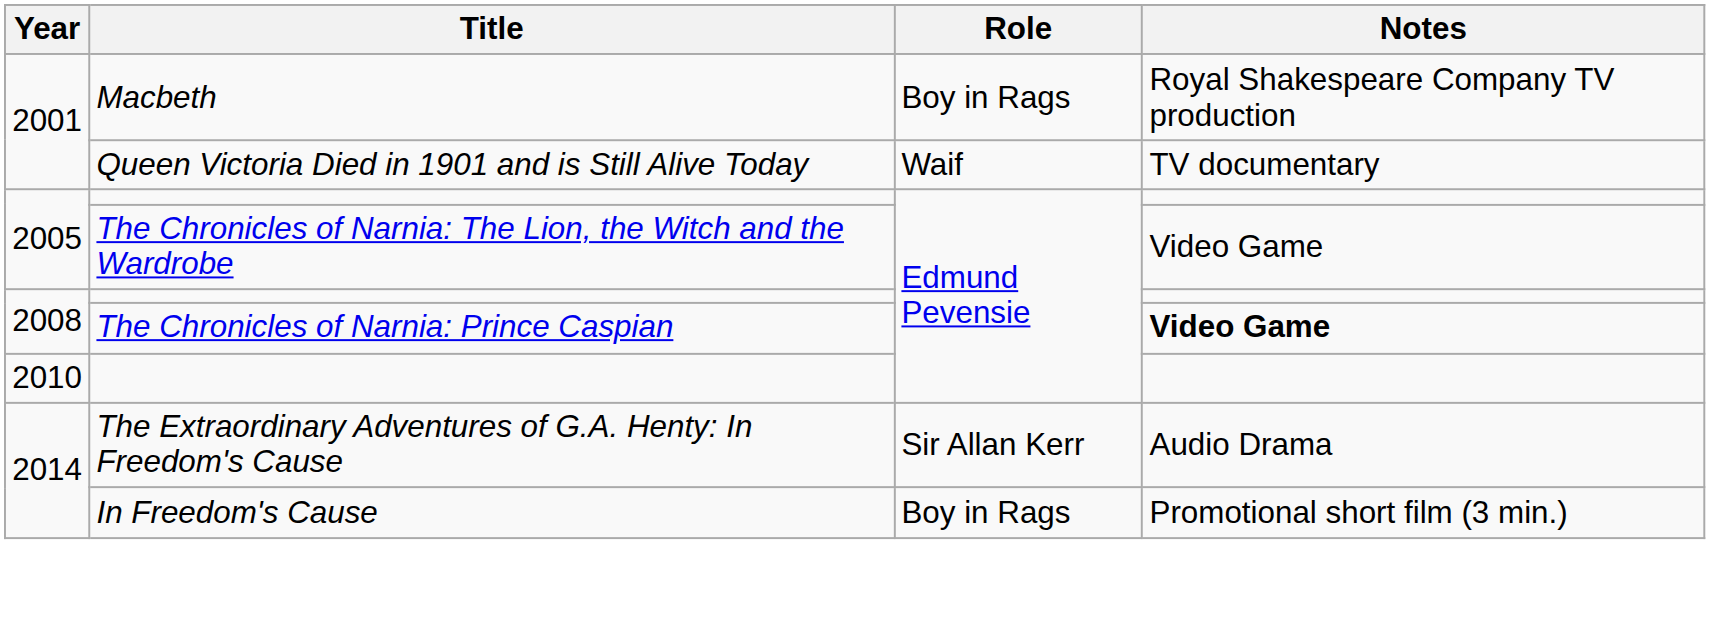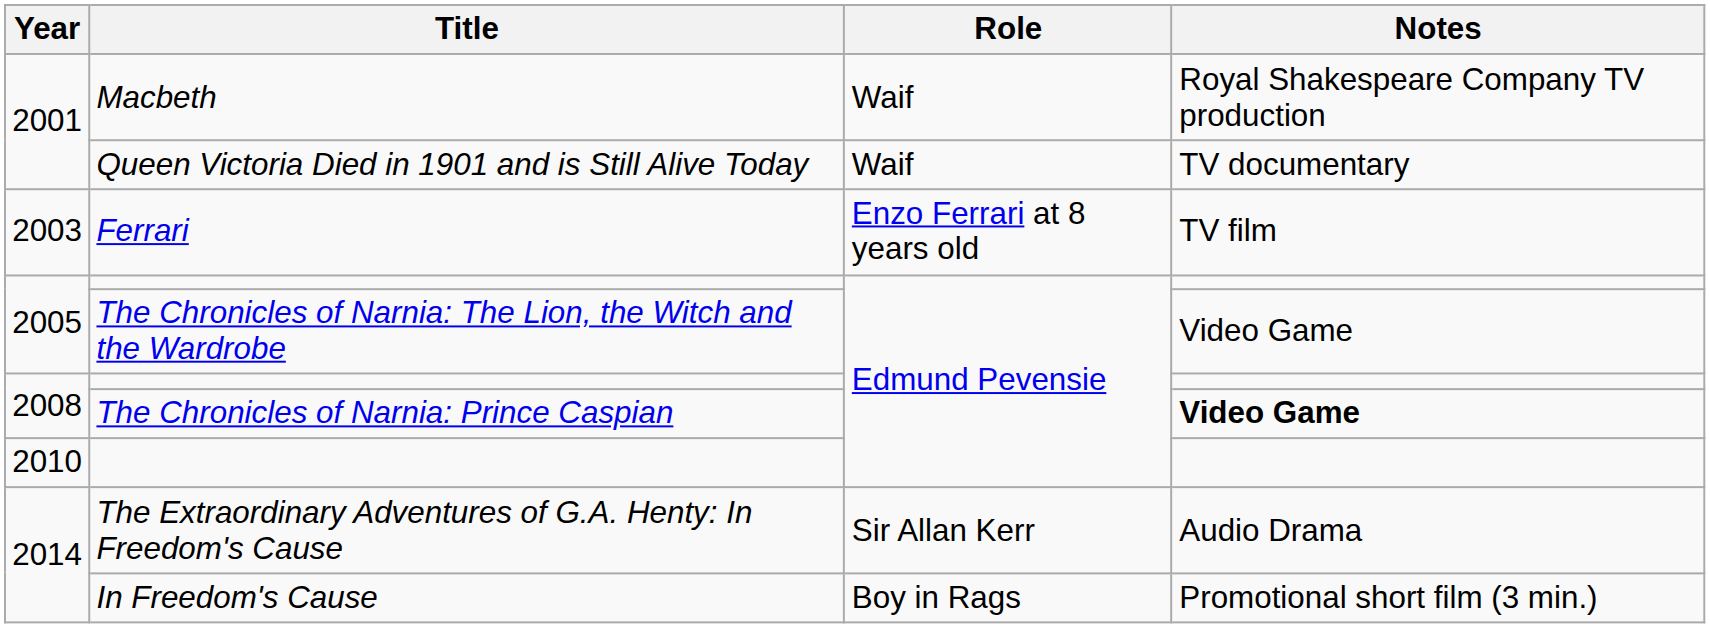(986, 96) Boy in Rags -> (883, 96) Waif
+ row: (47, 231)
